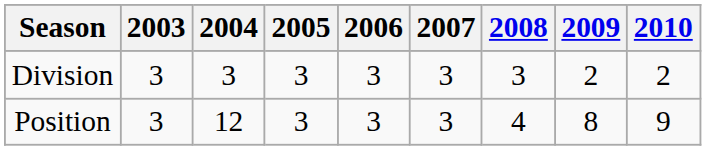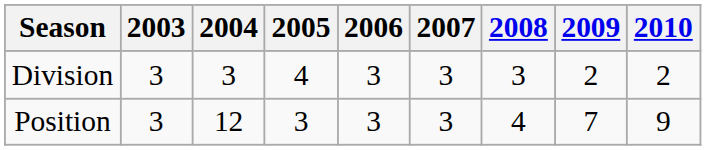(301, 74) 3 -> (301, 74) 4
(591, 121) 8 -> (591, 121) 7
